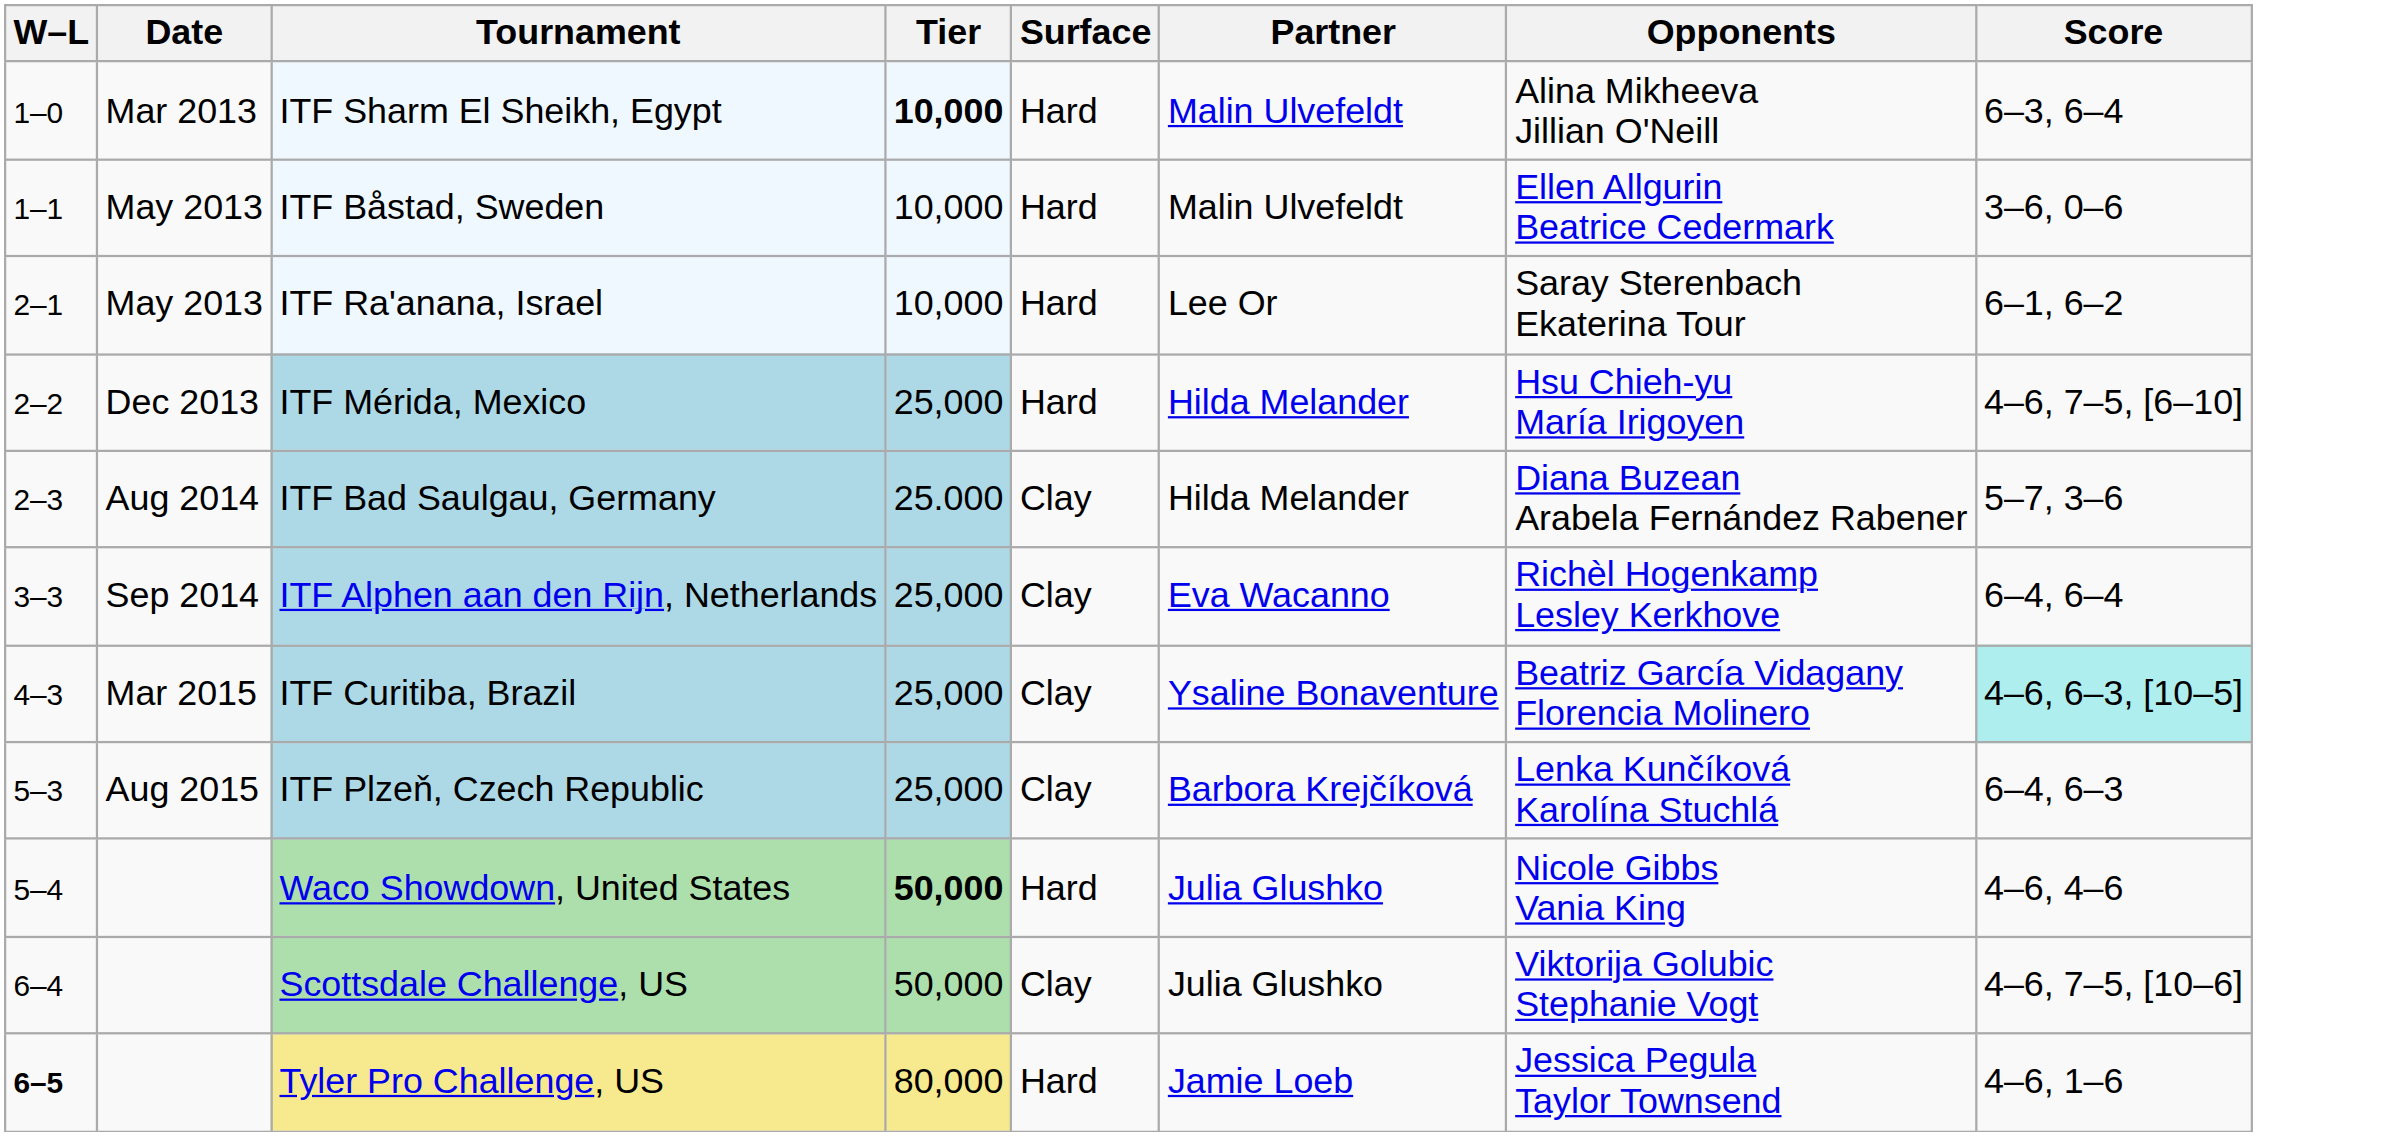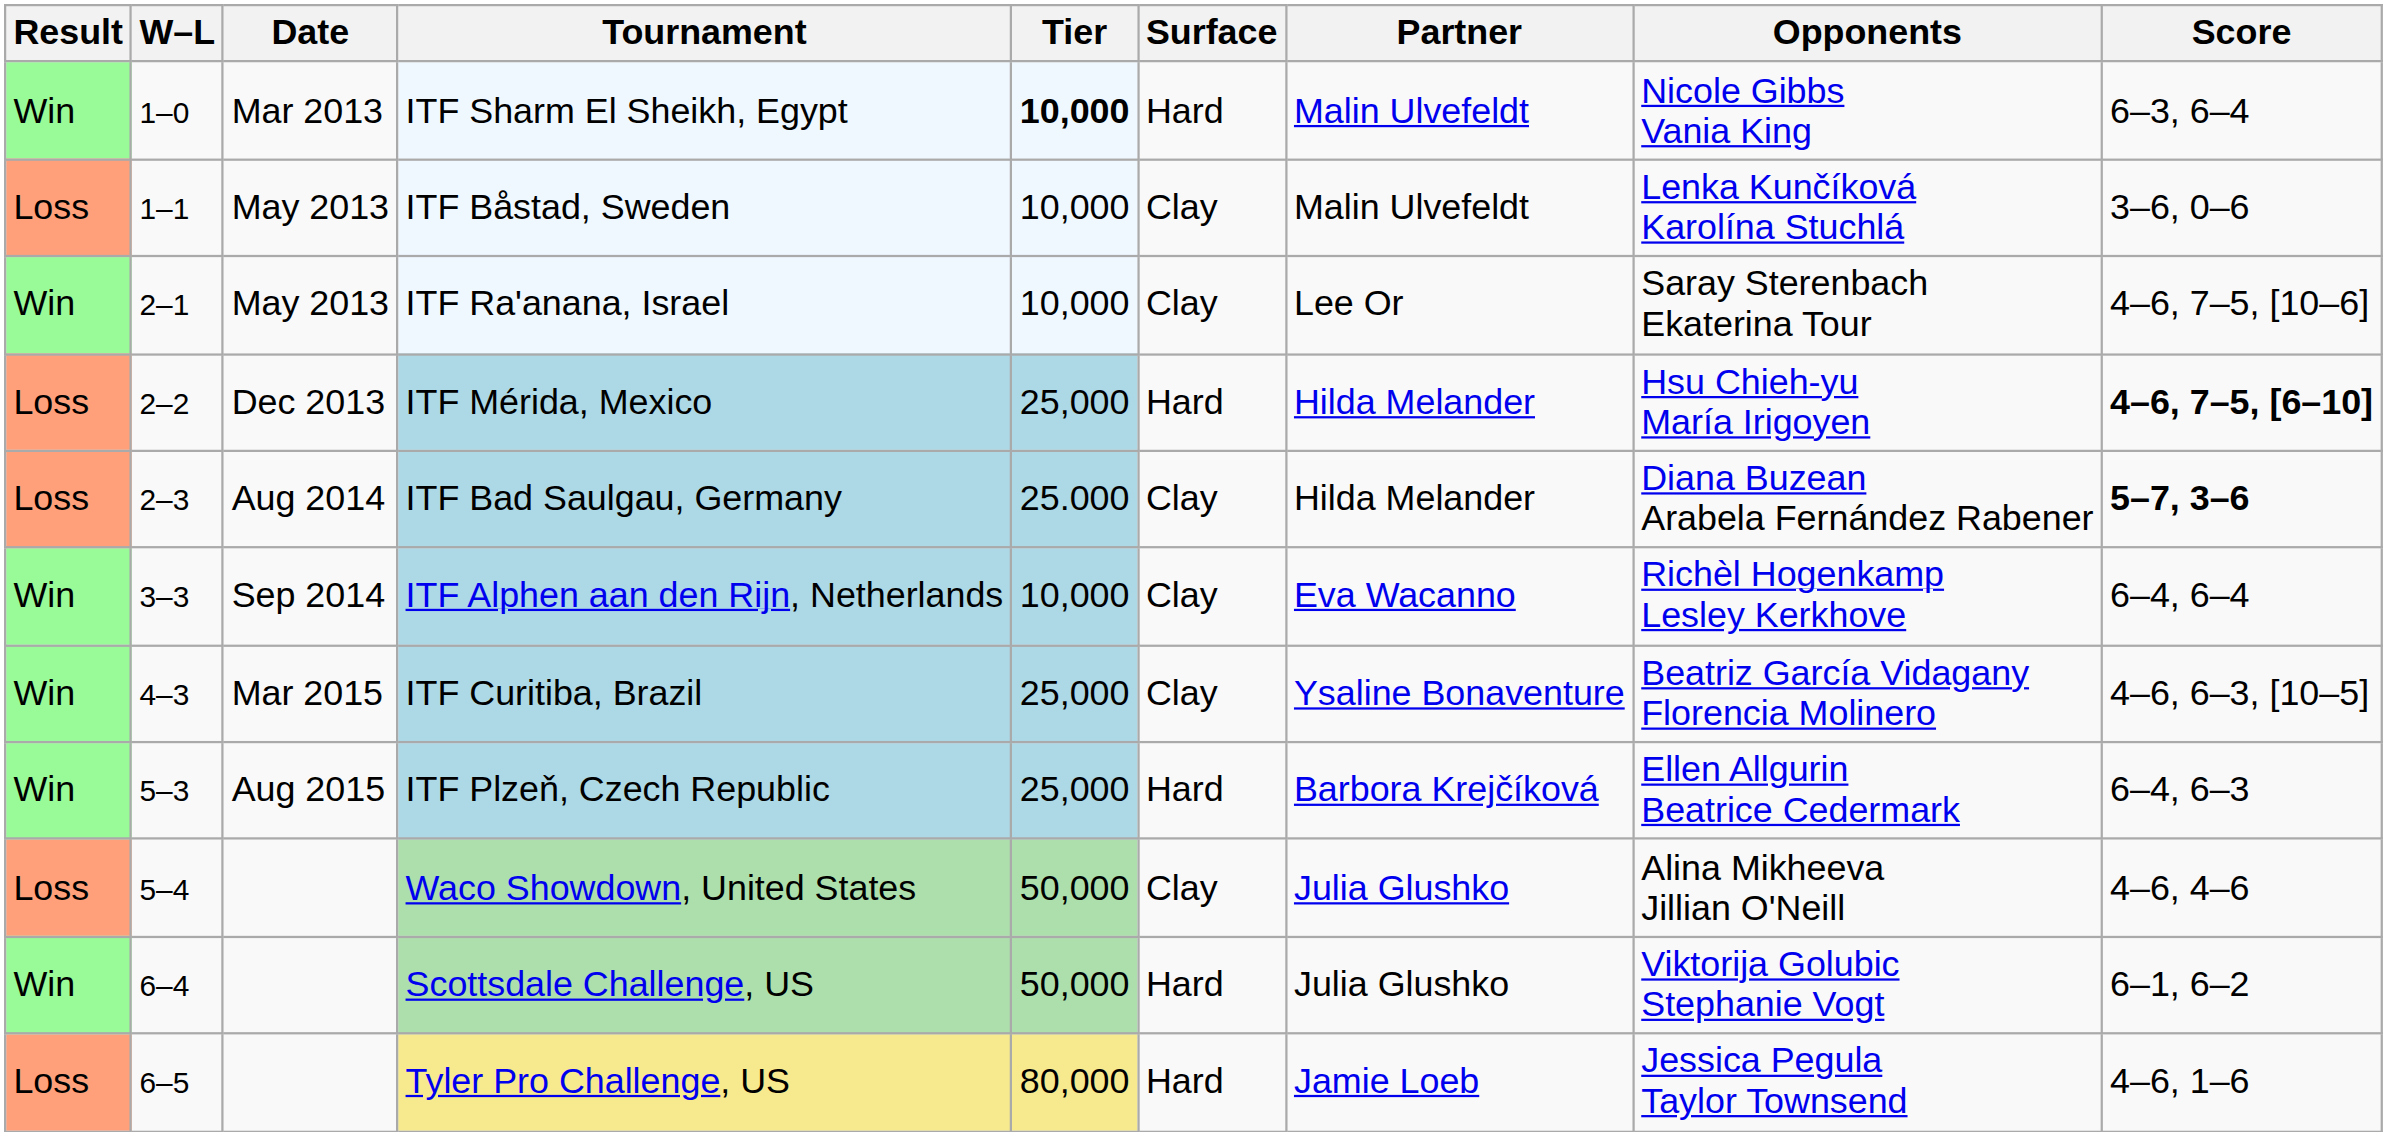+ column: (68, 32)
(1637, 109) Alina Mikheeva Jillian O'Neill -> (1743, 109) Nicole Gibbs Vania King
(1059, 207) Hard -> (1182, 207) Clay
(1675, 207) Ellen Allgurin Beatrice Cedermark -> (1779, 207) Lenka Kunčíková Karolína Stuchlá
(1059, 304) Hard -> (1182, 304) Clay
(2054, 304) 6–1, 6–2 -> (2240, 304) 4–6, 7–5, [10–6]
(2113, 401) normal -> (2242, 401) bold
(2054, 498) normal -> (2180, 498) bold
(949, 595) 25,000 -> (1075, 595) 10,000
(2113, 692) paleturquoise background -> (2240, 692) no background
(1056, 790) Clay -> (1185, 790) Hard
(1653, 790) Lenka Kunčíková Karolína Stuchlá -> (1801, 790) Ellen Allgurin Beatrice Cedermark
(949, 887) bold -> (1075, 887) normal
(1059, 887) Hard -> (1182, 887) Clay
(1617, 887) Nicole Gibbs Vania King -> (1763, 887) Alina Mikheeva Jillian O'Neill
(1056, 984) Clay -> (1185, 984) Hard
(2113, 984) 4–6, 7–5, [10–6] -> (2180, 984) 6–1, 6–2
(38, 1081) bold -> (164, 1083) normal
